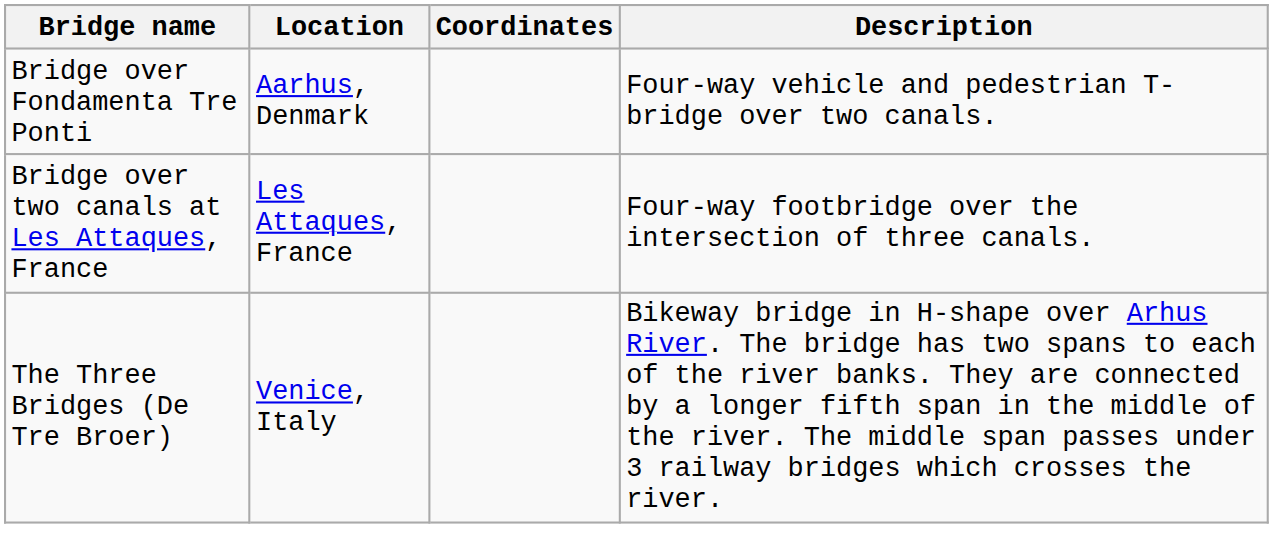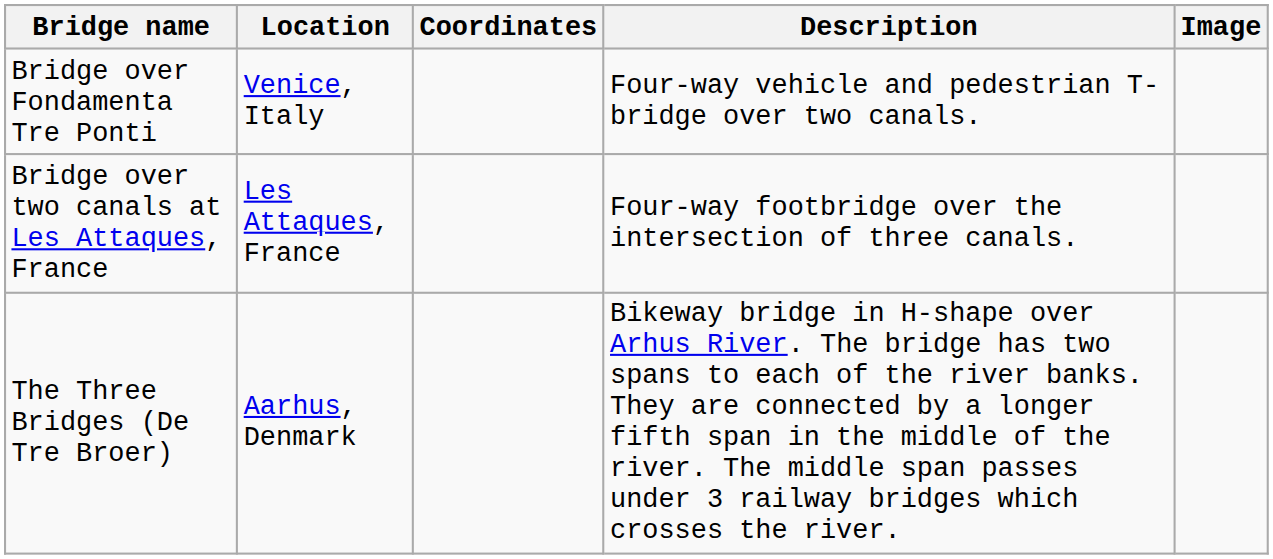+ column: (1221, 27)
(313, 102) Aarhus, Denmark -> (300, 102) Venice, Italy
(313, 407) Venice, Italy -> (300, 422) Aarhus, Denmark
